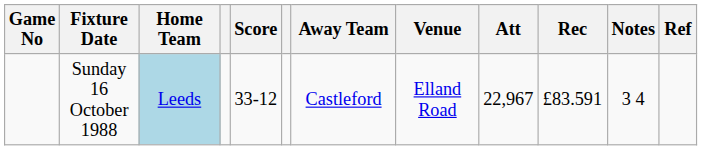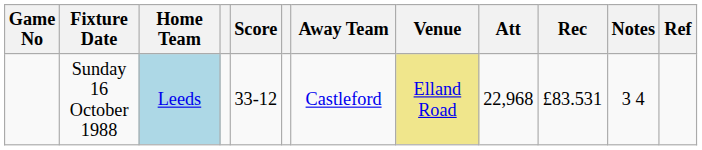(437, 99) no background -> (437, 99) khaki background
(508, 99) 22,967 -> (508, 99) 22,968
(572, 99) £83.591 -> (572, 99) £83.531
